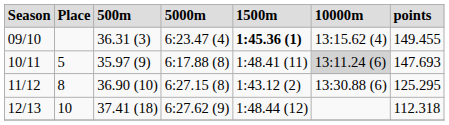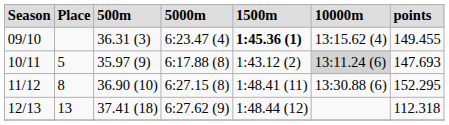(272, 62) 1:48.41 (11) -> (268, 62) 1:43.12 (2)
(268, 85) 1:43.12 (2) -> (272, 85) 1:48.41 (11)
(417, 85) 125.295 -> (417, 85) 152.295
(65, 108) 10 -> (65, 108) 13
